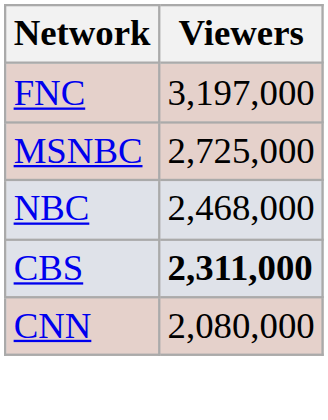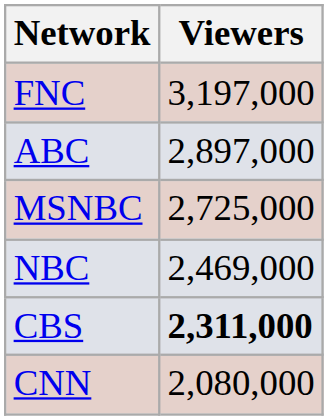+ row: (51, 150)
(241, 208) 2,468,000 -> (241, 267) 2,469,000
